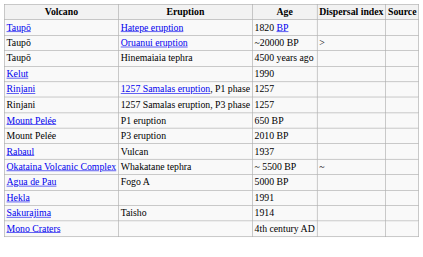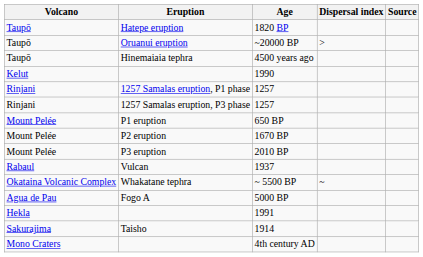+ row: (143, 136)
